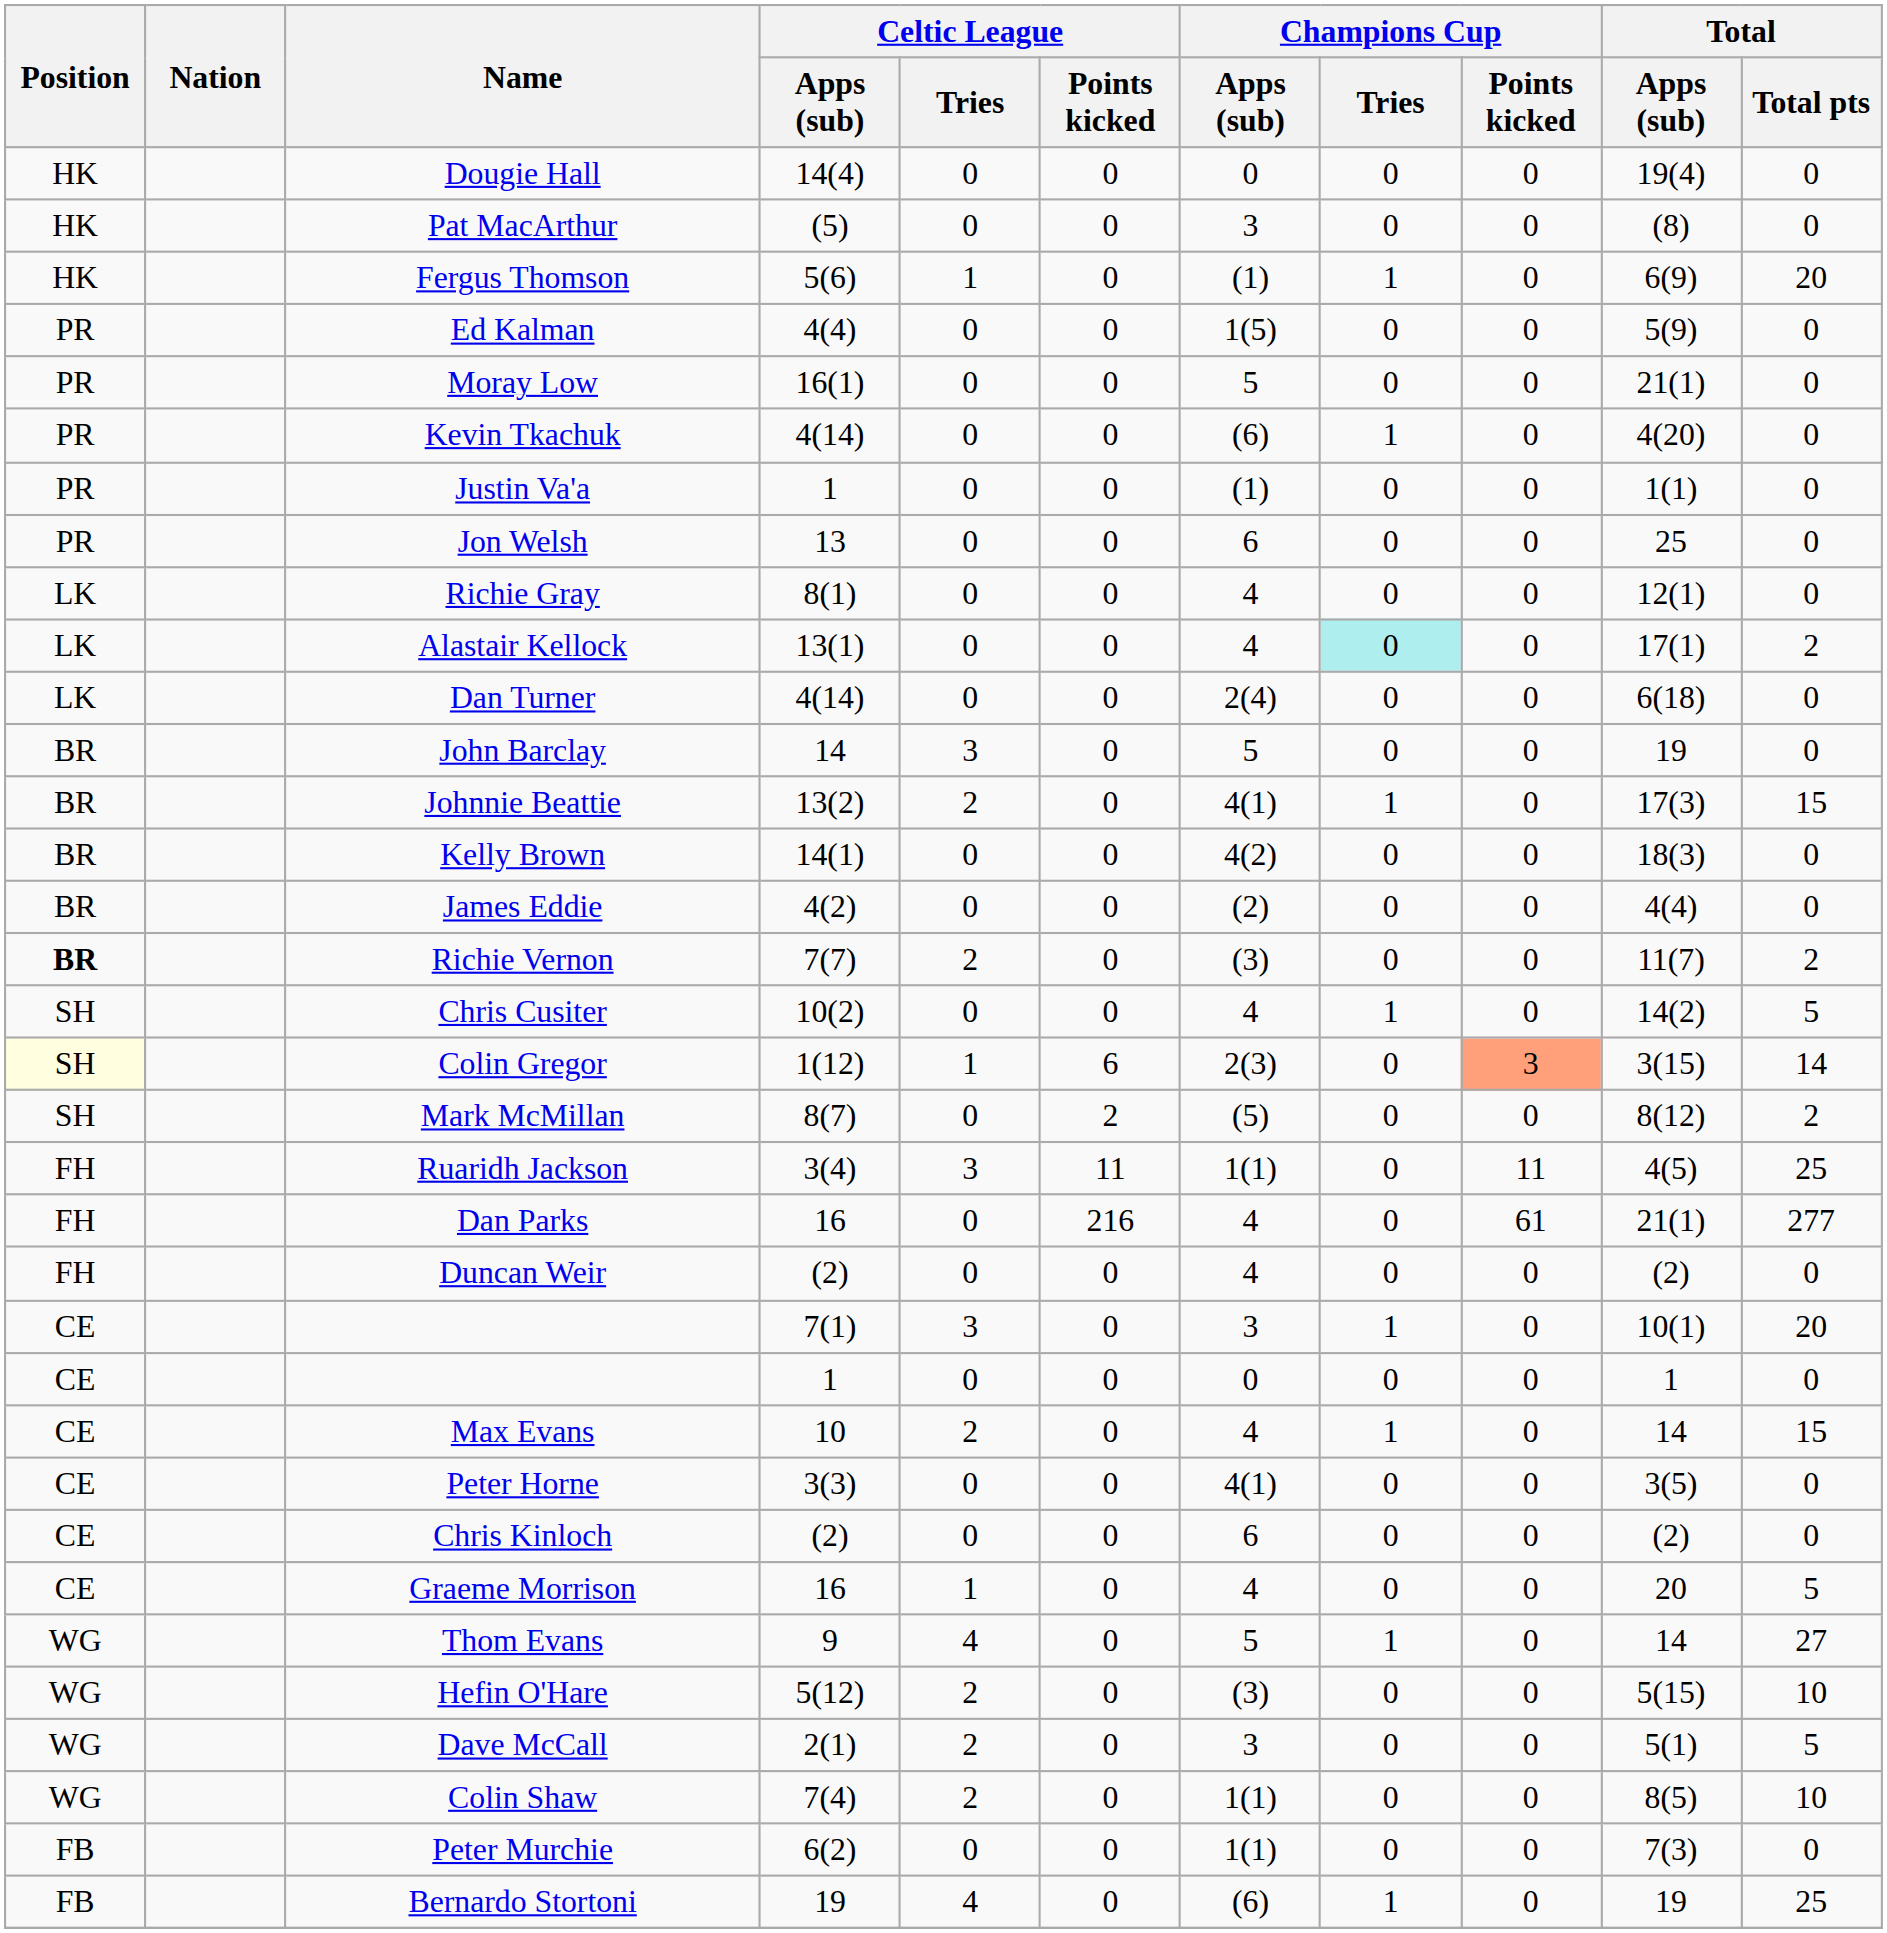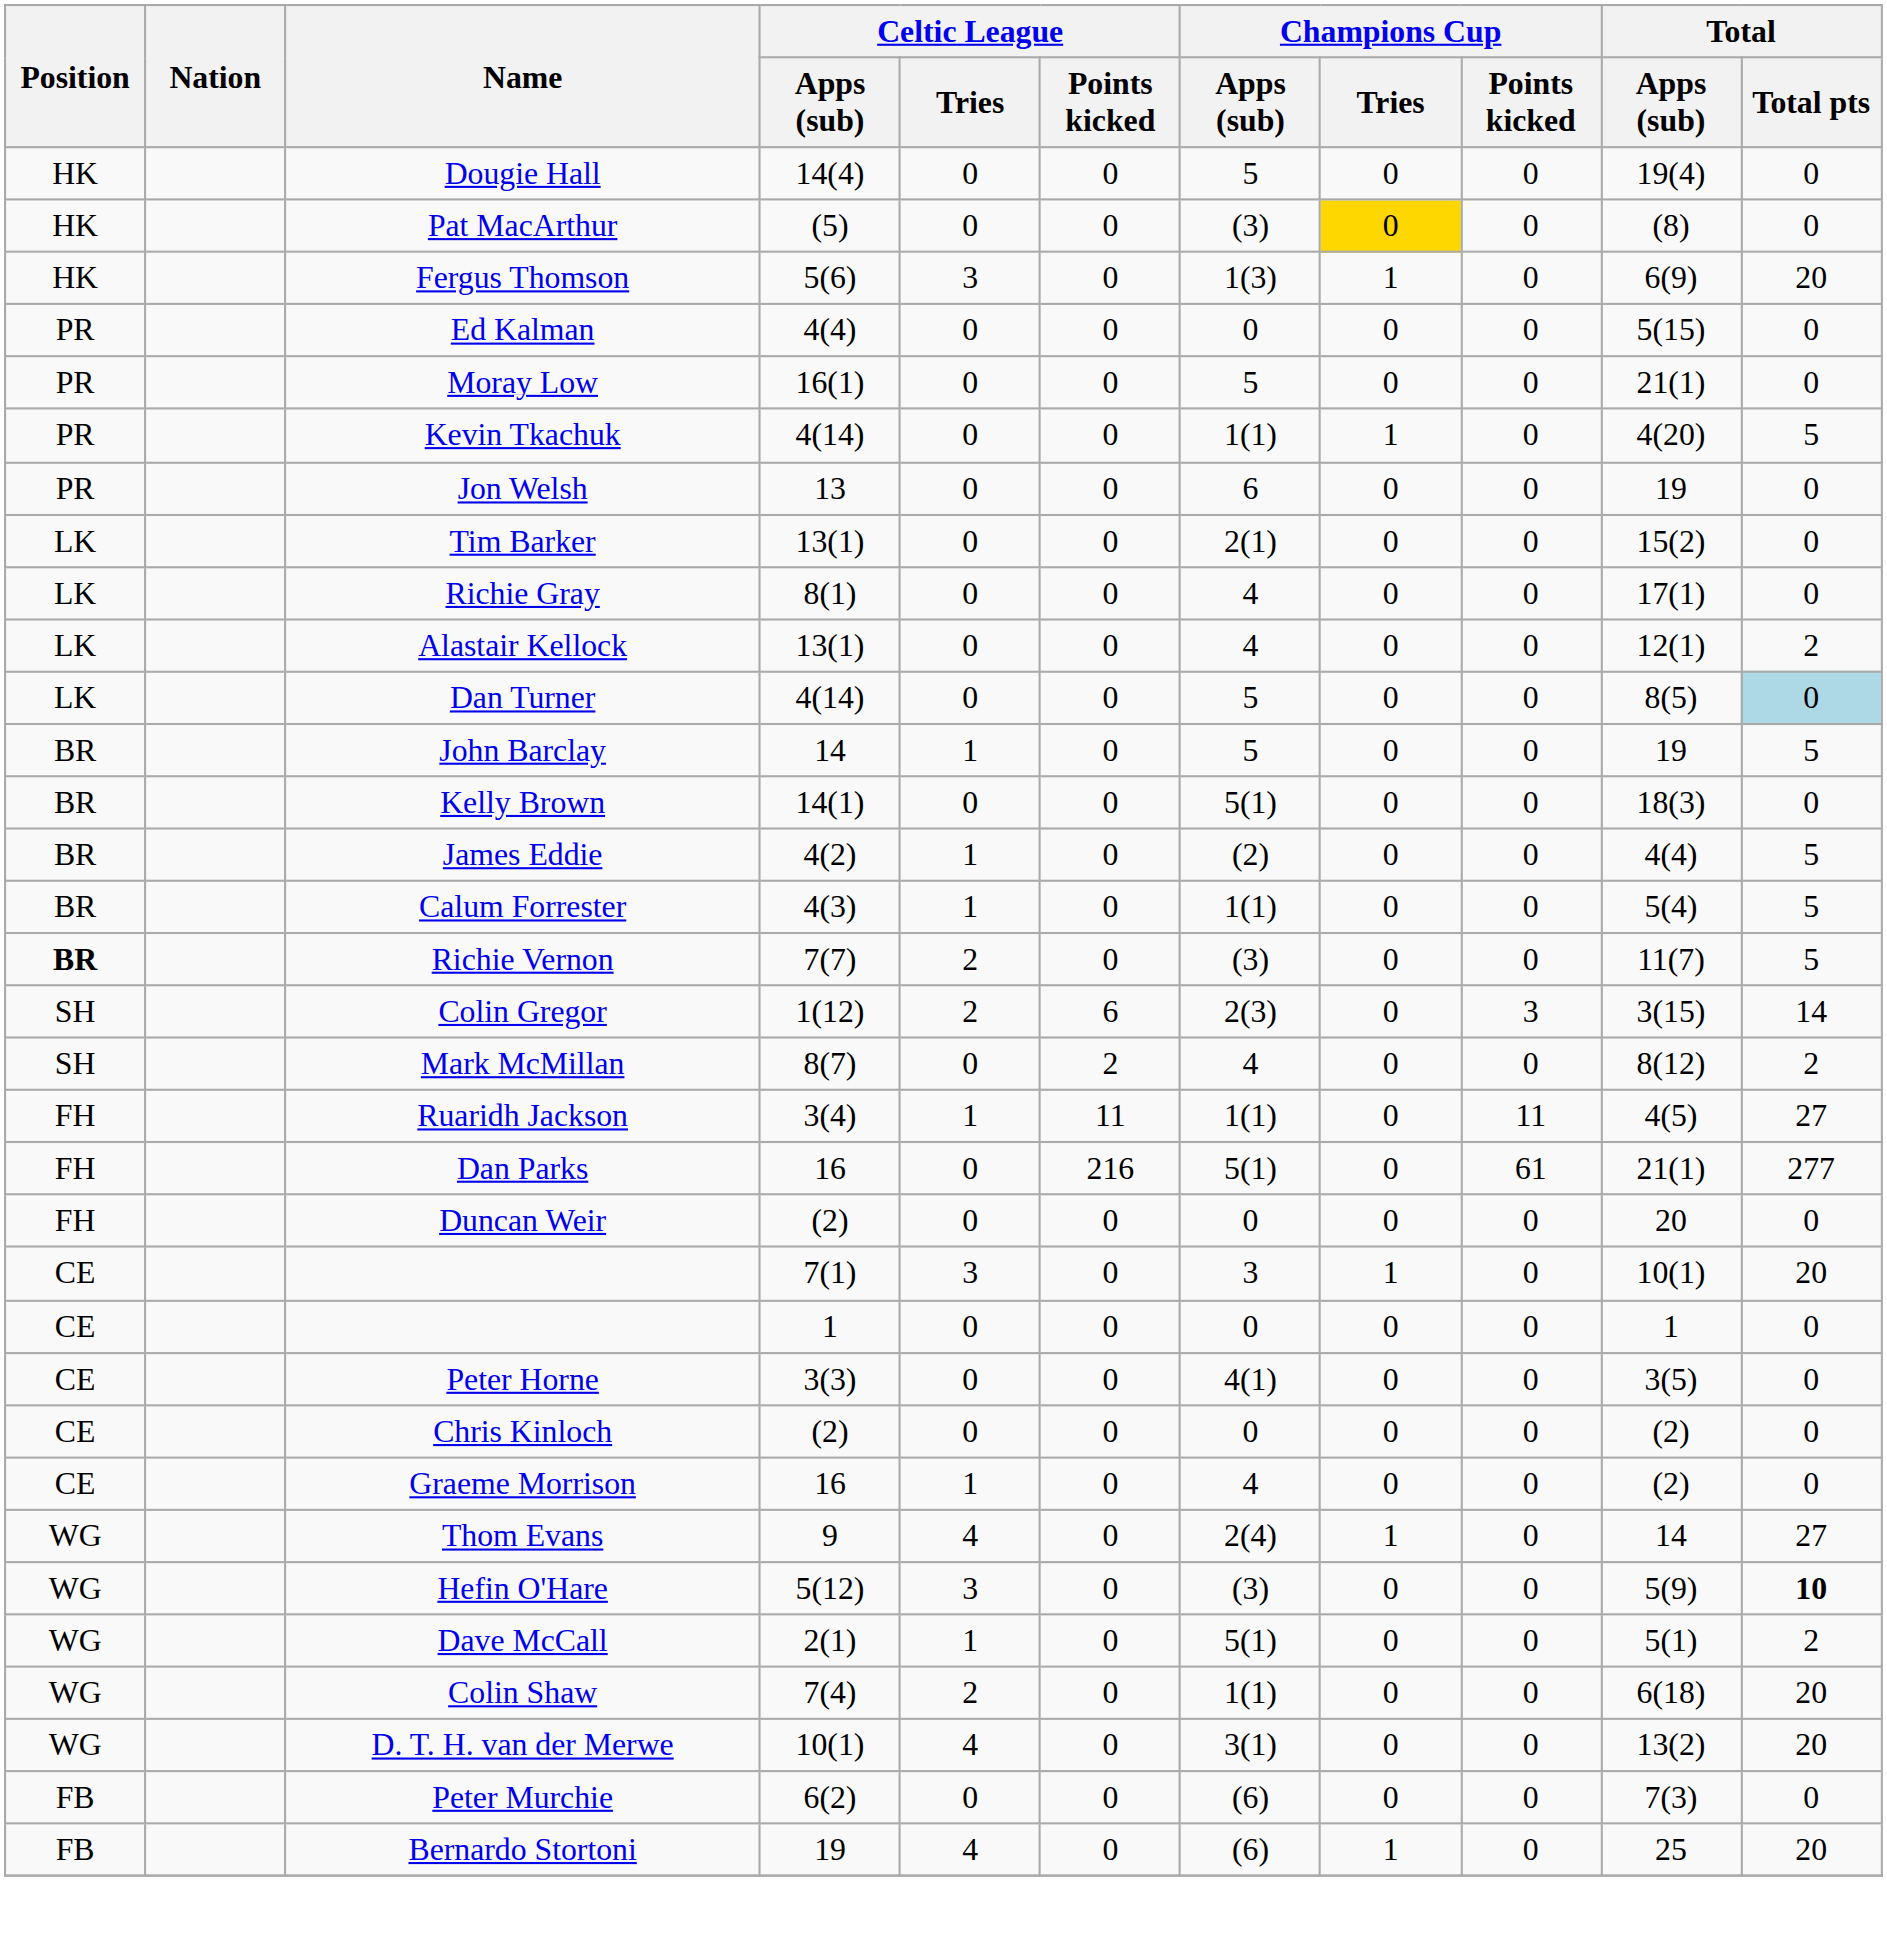(1250, 173) 0 -> (1250, 173) 5
(1250, 225) 3 -> (1250, 225) (3)
(1391, 225) no background -> (1391, 225) gold background
(970, 278) 1 -> (970, 278) 3
(1250, 278) (1) -> (1250, 278) 1(3)
(1250, 330) 1(5) -> (1250, 330) 0
(1671, 330) 5(9) -> (1671, 330) 5(15)
(1250, 435) (6) -> (1250, 435) 1(1)
(1811, 435) 0 -> (1811, 435) 5
- row: (523, 487)
(1671, 539) 25 -> (1671, 487) 19
+ row: (523, 539)
(1671, 592) 12(1) -> (1671, 592) 17(1)
(1391, 644) paleturquoise background -> (1391, 644) no background
(1671, 644) 17(1) -> (1671, 644) 12(1)
(1250, 697) 2(4) -> (1250, 697) 5
(1671, 697) 6(18) -> (1671, 697) 8(5)
(1811, 697) no background -> (1811, 697) lightblue background
(970, 749) 3 -> (970, 749) 1
(1811, 749) 0 -> (1811, 749) 5
- row: (523, 801)
(1250, 854) 4(2) -> (1250, 801) 5(1)
(970, 906) 0 -> (970, 854) 1
(1811, 906) 0 -> (1811, 854) 5
+ row: (523, 906)
(1811, 958) 2 -> (1811, 958) 5
- row: (523, 1011)
(75, 1063) lightyellow background -> (75, 1011) no background
(970, 1063) 1 -> (970, 1011) 2
(1531, 1063) lightsalmon background -> (1531, 1011) no background
(1250, 1116) (5) -> (1250, 1063) 4
(970, 1168) 3 -> (970, 1116) 1
(1811, 1168) 25 -> (1811, 1116) 27
(1250, 1220) 4 -> (1250, 1168) 5(1)
(1250, 1273) 4 -> (1250, 1220) 0
(1671, 1273) (2) -> (1671, 1220) 20
- row: (523, 1430)
(1250, 1535) 6 -> (1250, 1430) 0
(1671, 1587) 20 -> (1671, 1482) (2)
(1811, 1587) 5 -> (1811, 1482) 0
(1250, 1639) 5 -> (1250, 1535) 2(4)
(970, 1692) 2 -> (970, 1587) 3
(1671, 1692) 5(15) -> (1671, 1587) 5(9)
(1811, 1692) normal -> (1811, 1587) bold
(970, 1744) 2 -> (970, 1639) 1
(1250, 1744) 3 -> (1250, 1639) 5(1)
(1811, 1744) 5 -> (1811, 1639) 2
(1671, 1797) 8(5) -> (1671, 1692) 6(18)
(1811, 1797) 10 -> (1811, 1692) 20
+ row: (523, 1744)
(1250, 1849) 1(1) -> (1250, 1797) (6)
(1671, 1901) 19 -> (1671, 1849) 25
(1811, 1901) 25 -> (1811, 1849) 20
